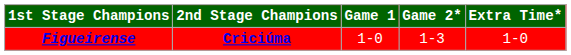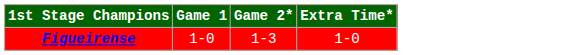- column: (257, 16)
